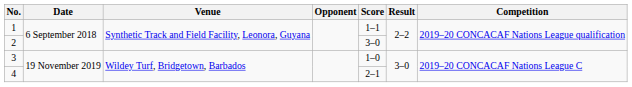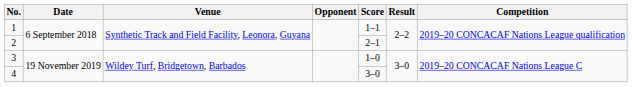(372, 43) 3–0 -> (372, 43) 2–1
(372, 74) 2–1 -> (372, 74) 3–0
